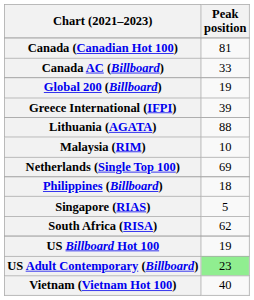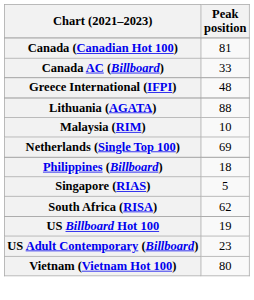- row: (103, 87)
(225, 107) 39 -> (225, 87) 48
(225, 265) lightgreen background -> (225, 246) no background
(225, 285) 40 -> (225, 265) 80
